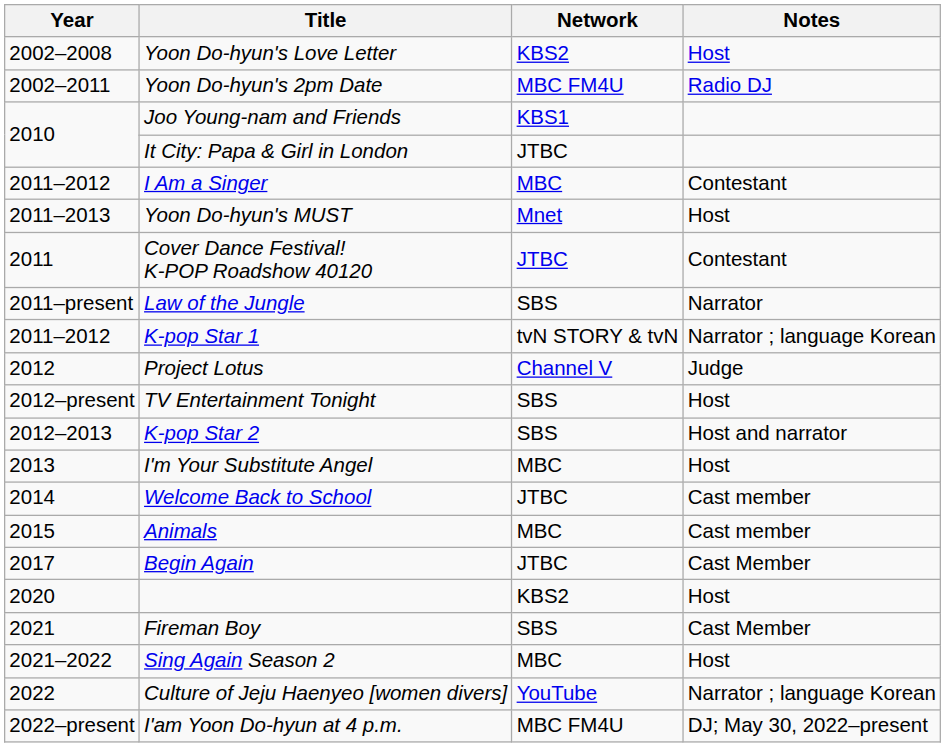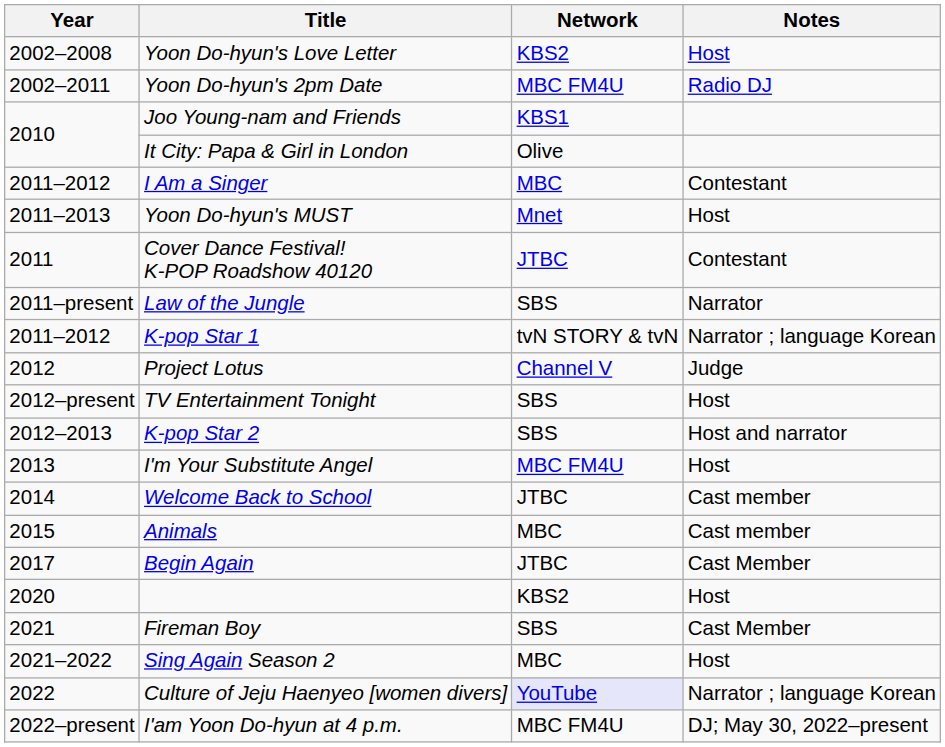(542, 150) JTBC -> (540, 150) Olive
(539, 466) MBC -> (570, 466) MBC FM4U
(557, 693) no background -> (557, 693) lavender background
